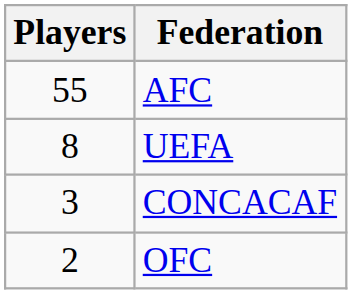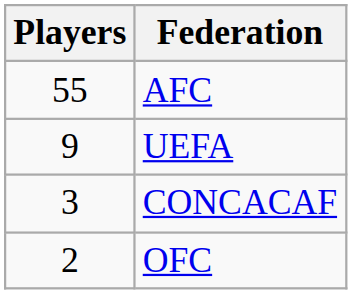(70, 145) 8 -> (70, 145) 9
